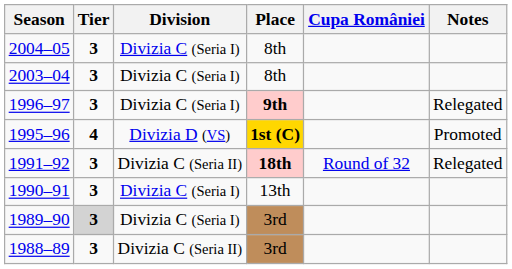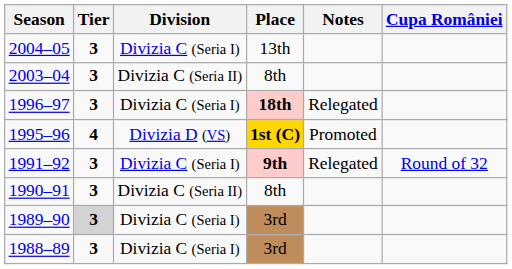columns swapped: (468, 19) <-> (366, 19)
(275, 47) 8th -> (275, 47) 13th
(180, 76) Divizia C (Seria I) -> (180, 76) Divizia C (Seria II)
(275, 105) 9th -> (275, 105) 18th
(180, 162) Divizia C (Seria II) -> (180, 162) Divizia C (Seria I)
(275, 162) 18th -> (275, 162) 9th
(180, 191) Divizia C (Seria I) -> (180, 191) Divizia C (Seria II)
(275, 191) 13th -> (275, 191) 8th
(180, 249) Divizia C (Seria II) -> (180, 249) Divizia C (Seria I)
